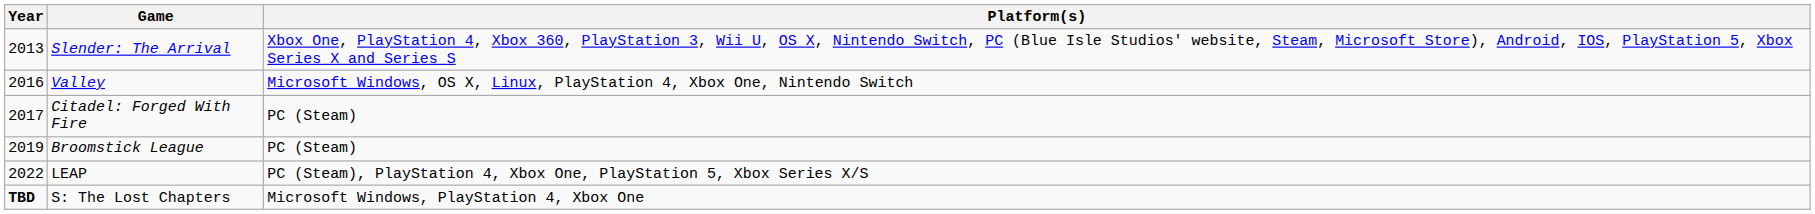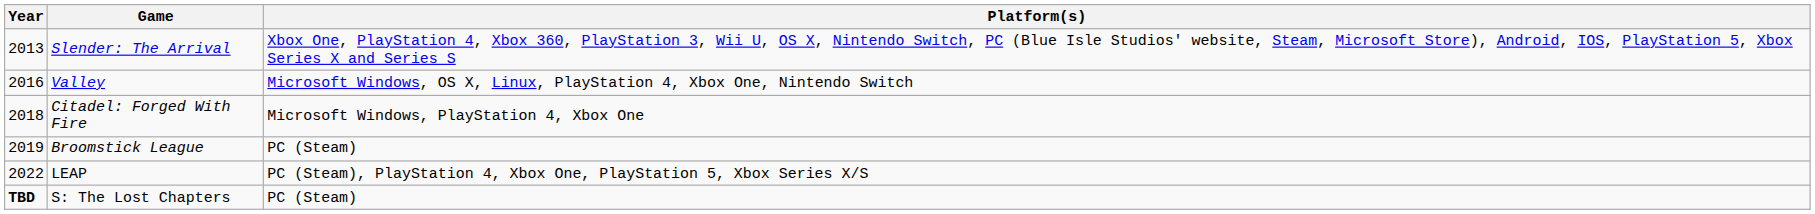(26, 116) 2017 -> (26, 116) 2018
(312, 116) PC (Steam) -> (456, 116) Microsoft Windows, PlayStation 4, Xbox One
(456, 197) Microsoft Windows, PlayStation 4, Xbox One -> (312, 197) PC (Steam)
